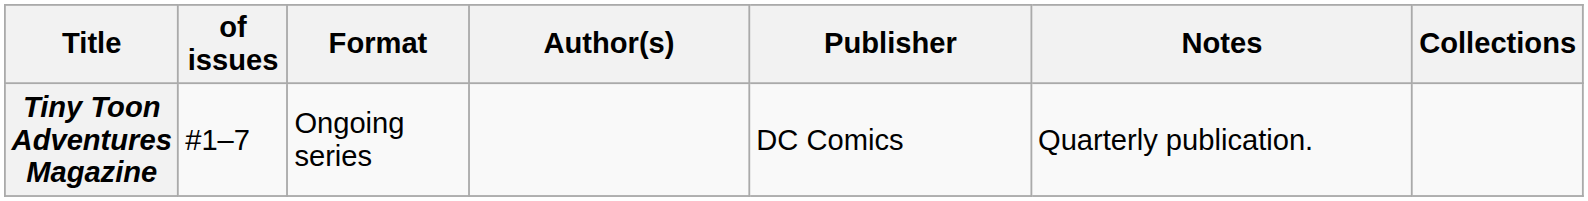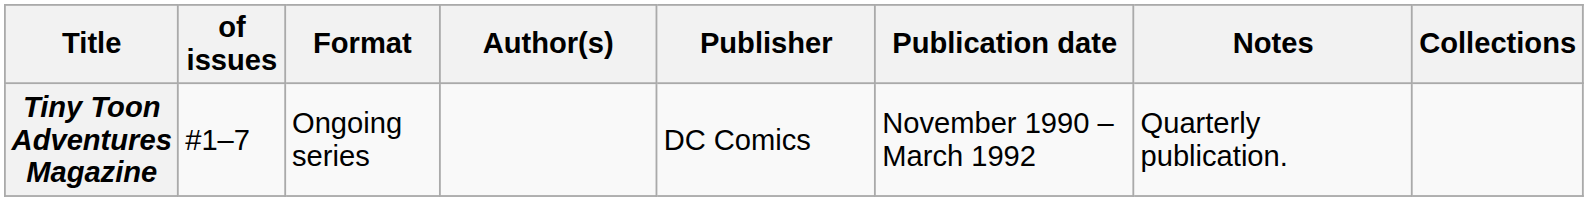+ column: (1005, 43)
